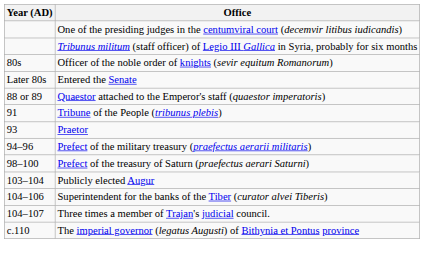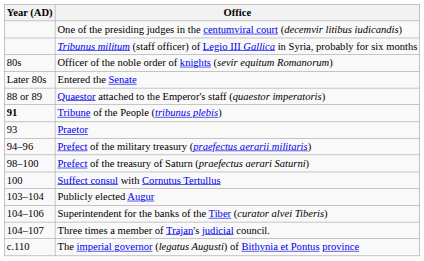(12, 113) normal -> (12, 113) bold
+ row: (139, 180)
